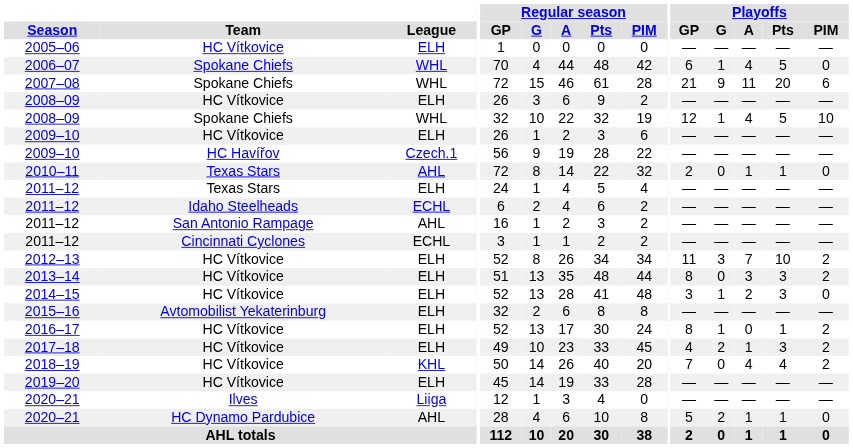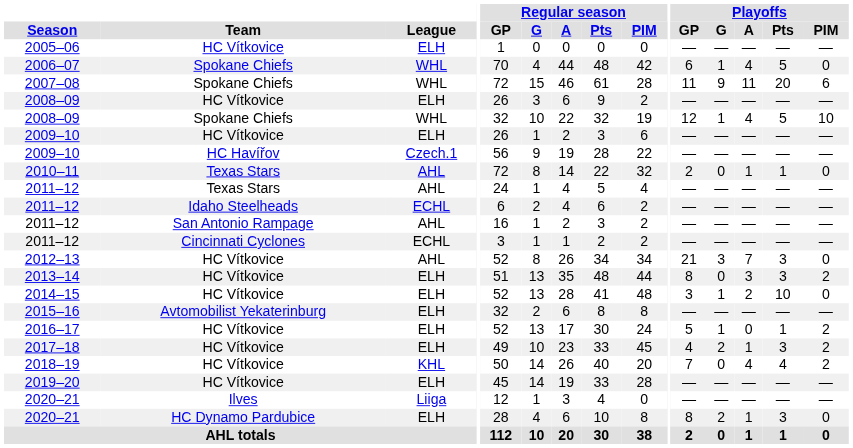(689, 83) 21 -> (689, 83) 11
(431, 188) ELH -> (431, 188) AHL
(431, 259) ELH -> (431, 259) AHL
(689, 259) 11 -> (689, 259) 21
(783, 259) 10 -> (783, 259) 3
(826, 259) 2 -> (826, 259) 0
(783, 294) 3 -> (783, 294) 10
(689, 329) 8 -> (689, 329) 5
(431, 417) AHL -> (431, 417) ELH
(689, 417) 5 -> (689, 417) 8
(783, 417) 1 -> (783, 417) 3
